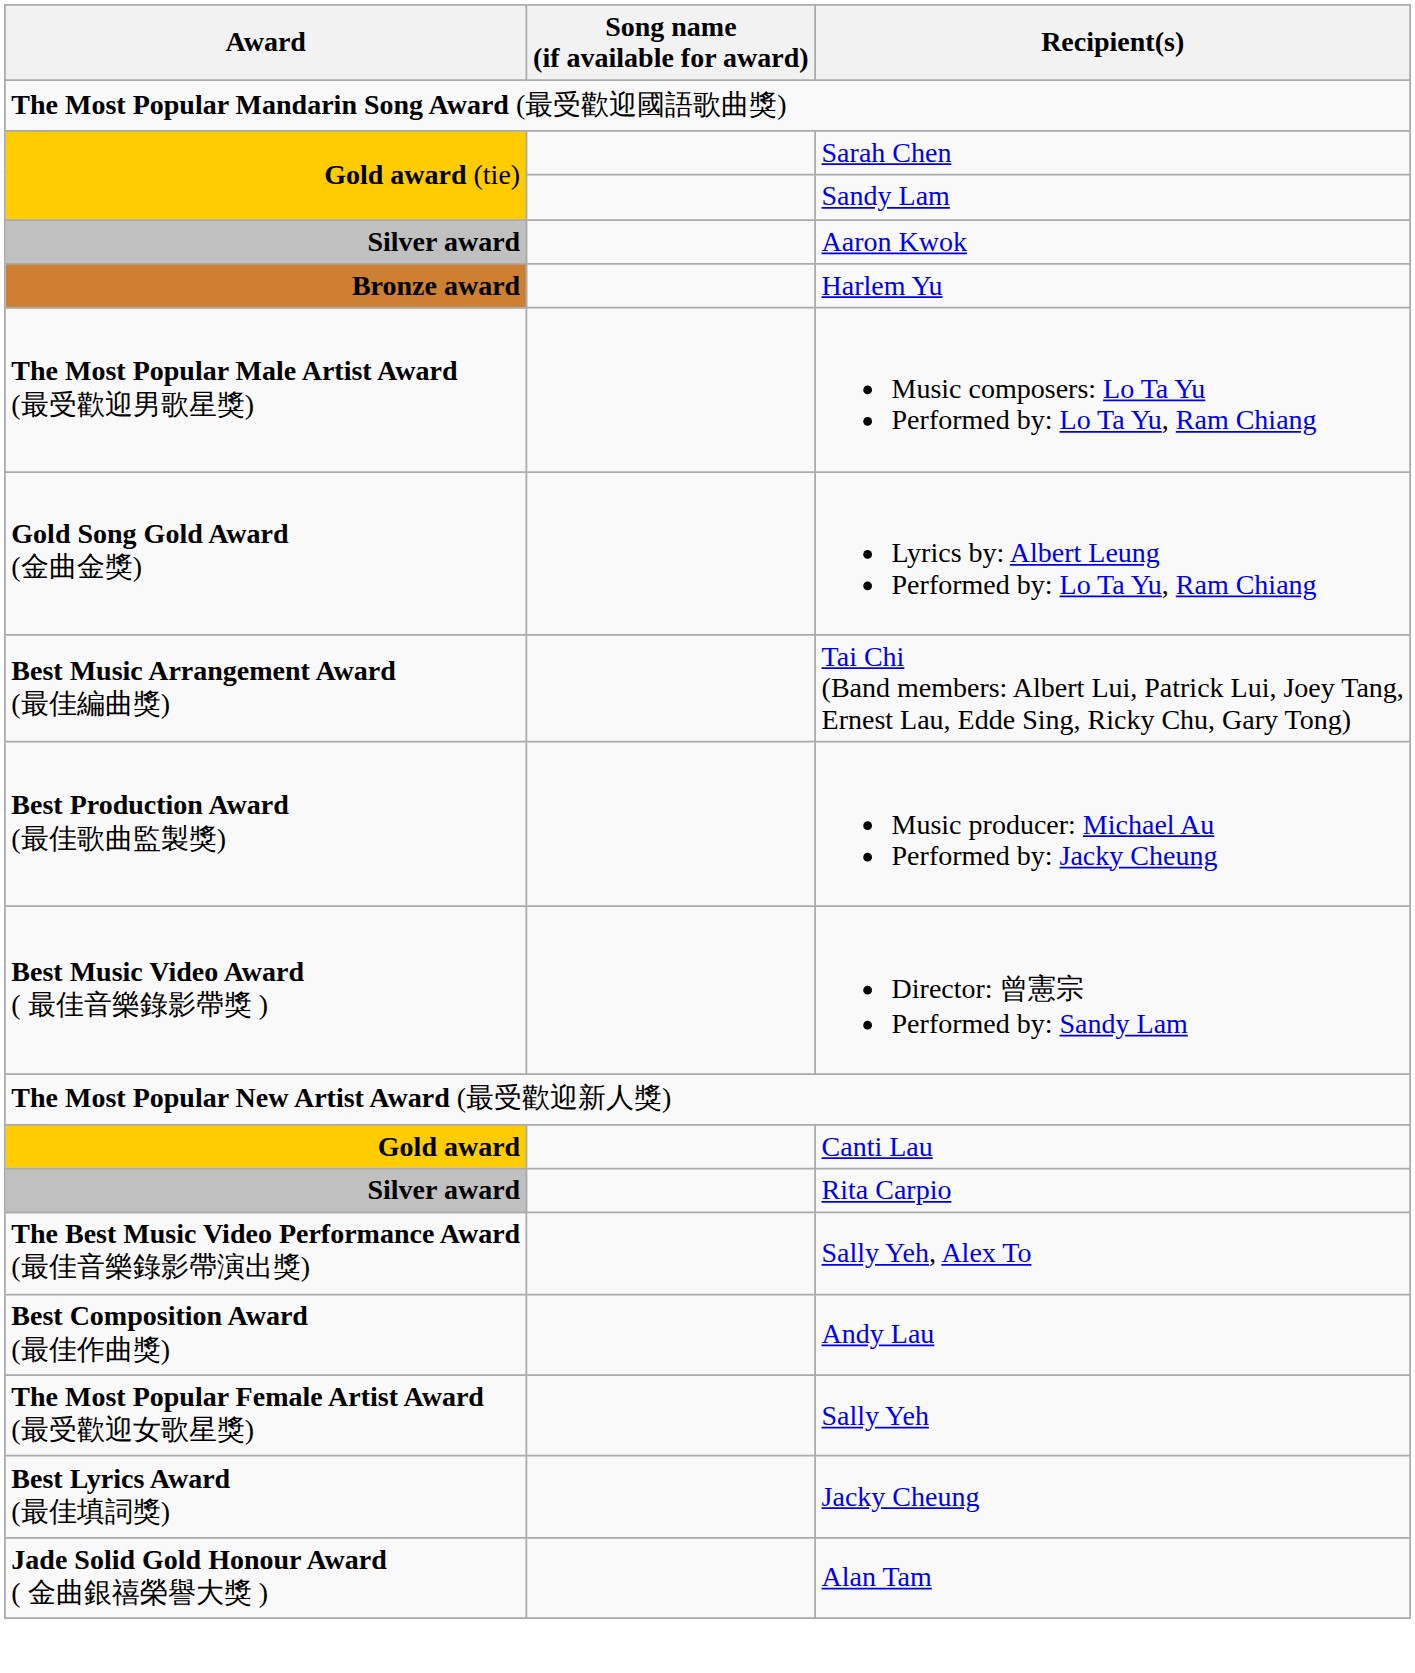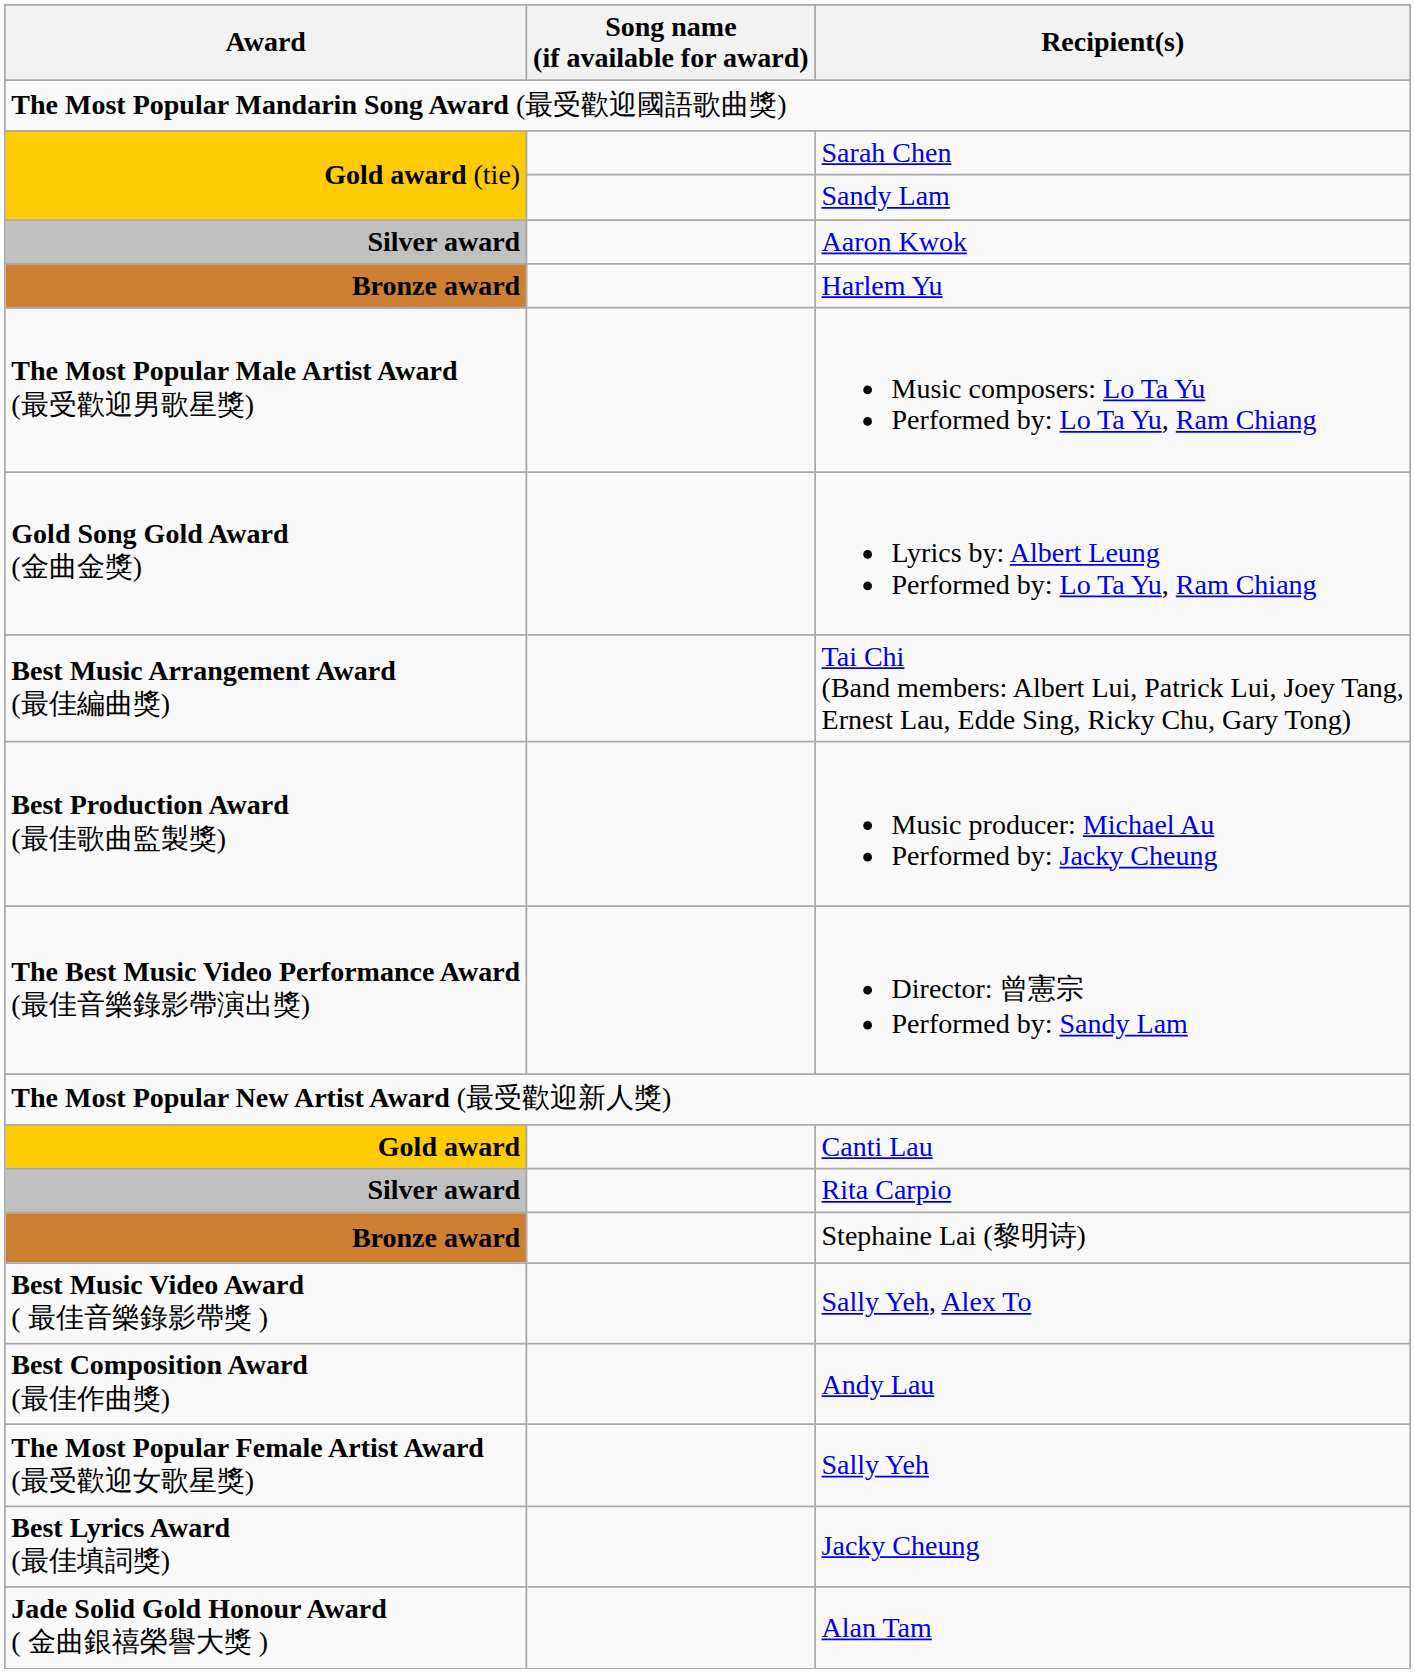(158, 987) Best Music Video Award ( 最佳音樂錄影帶獎 ) -> (266, 987) The Best Music Video Performance Award (最佳音樂錄影帶演出獎)
+ row: (954, 1236)
(266, 1251) The Best Music Video Performance Award (最佳音樂錄影帶演出獎) -> (158, 1300) Best Music Video Award ( 最佳音樂錄影帶獎 )
